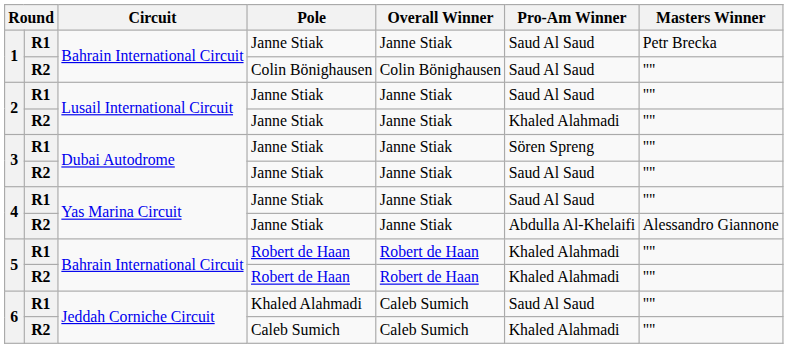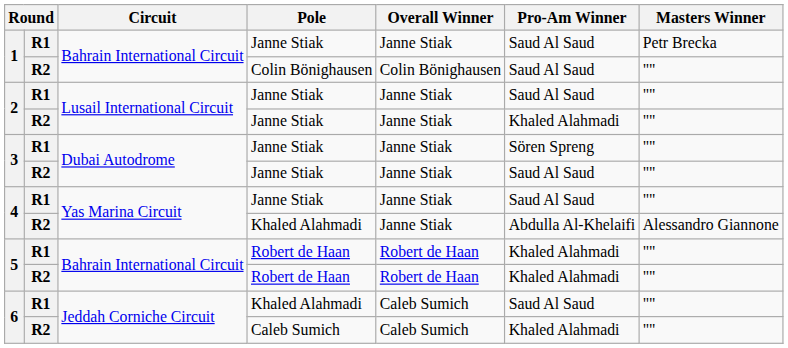(287, 225) Janne Stiak -> (306, 225) Khaled Alahmadi
